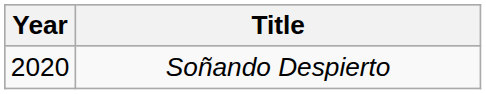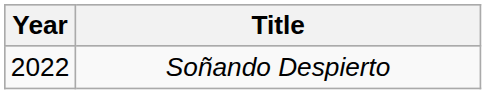(40, 66) 2020 -> (40, 66) 2022
